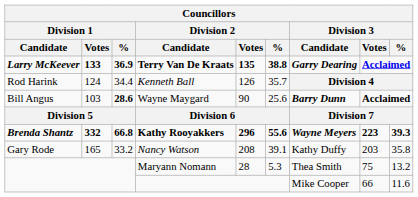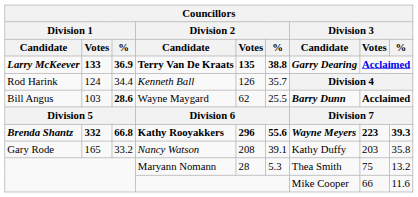(244, 98) 90 -> (244, 98) 62
(278, 98) 25.6 -> (278, 98) 25.5
